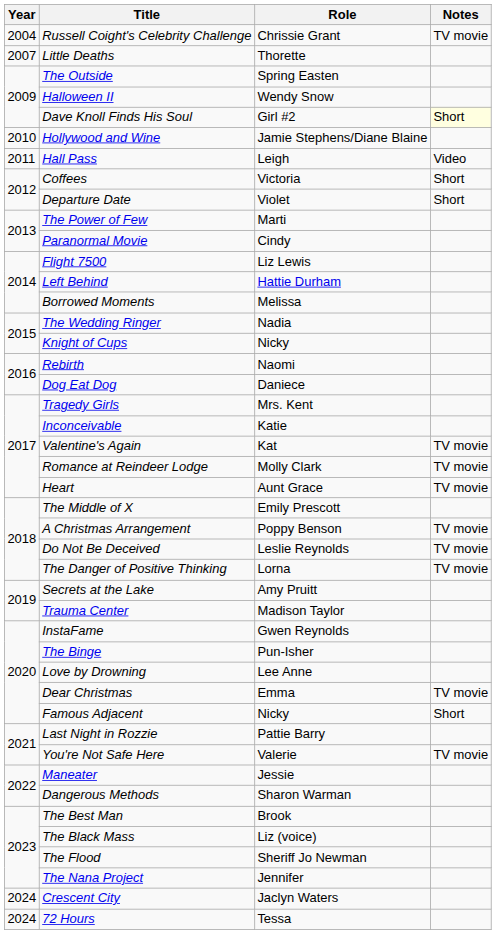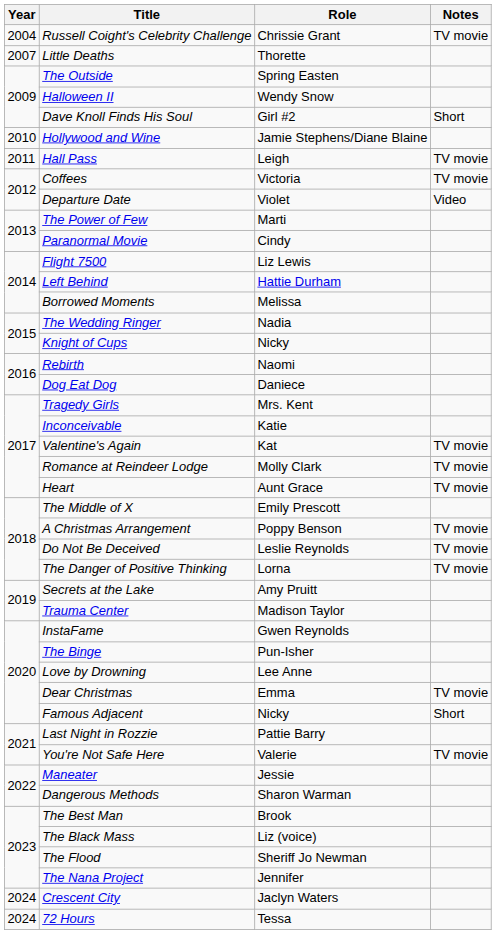(449, 117) lightyellow background -> (449, 117) no background
(450, 158) Video -> (461, 158) TV movie
(449, 179) Short -> (461, 179) TV movie
(449, 199) Short -> (450, 199) Video
